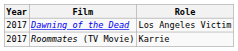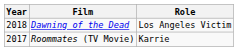(17, 25) 2017 -> (17, 25) 2018
